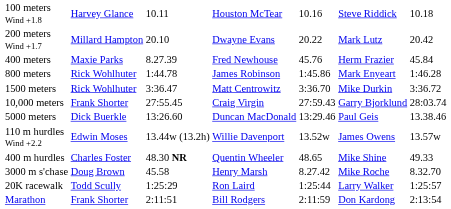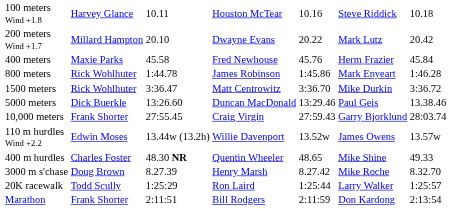(161, 59) 8.27.39 -> (157, 59) 45.58
rows swapped: (31, 117) <-> (34, 102)
(157, 171) 45.58 -> (161, 171) 8.27.39
